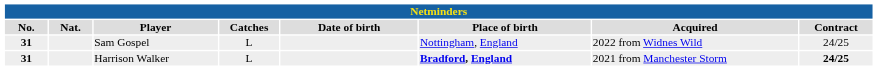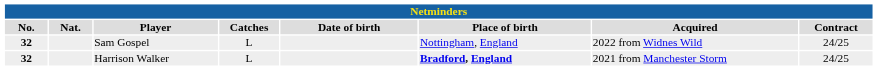(26, 42) 31 -> (26, 42) 32
(26, 58) 31 -> (26, 58) 32
(836, 58) bold -> (836, 58) normal
